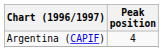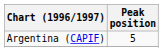(133, 39) 4 -> (133, 39) 5
